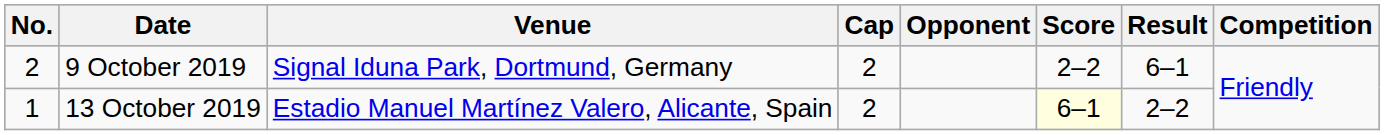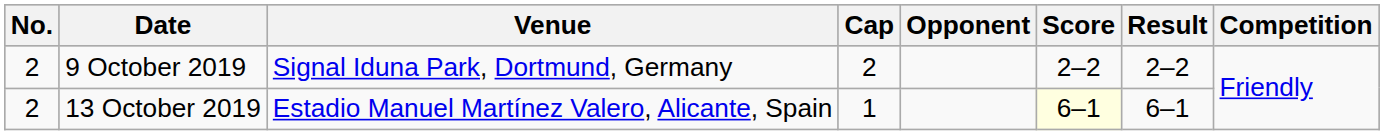(1167, 66) 6–1 -> (1167, 66) 2–2
(32, 108) 1 -> (32, 108) 2
(869, 108) 2 -> (869, 108) 1
(1167, 108) 2–2 -> (1167, 108) 6–1
